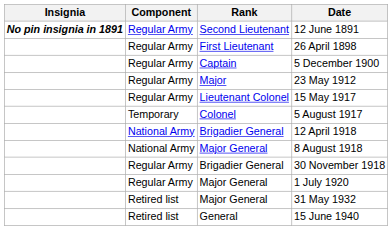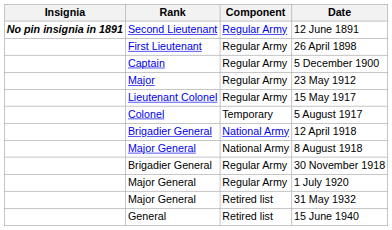columns swapped: (244, 13) <-> (161, 13)
